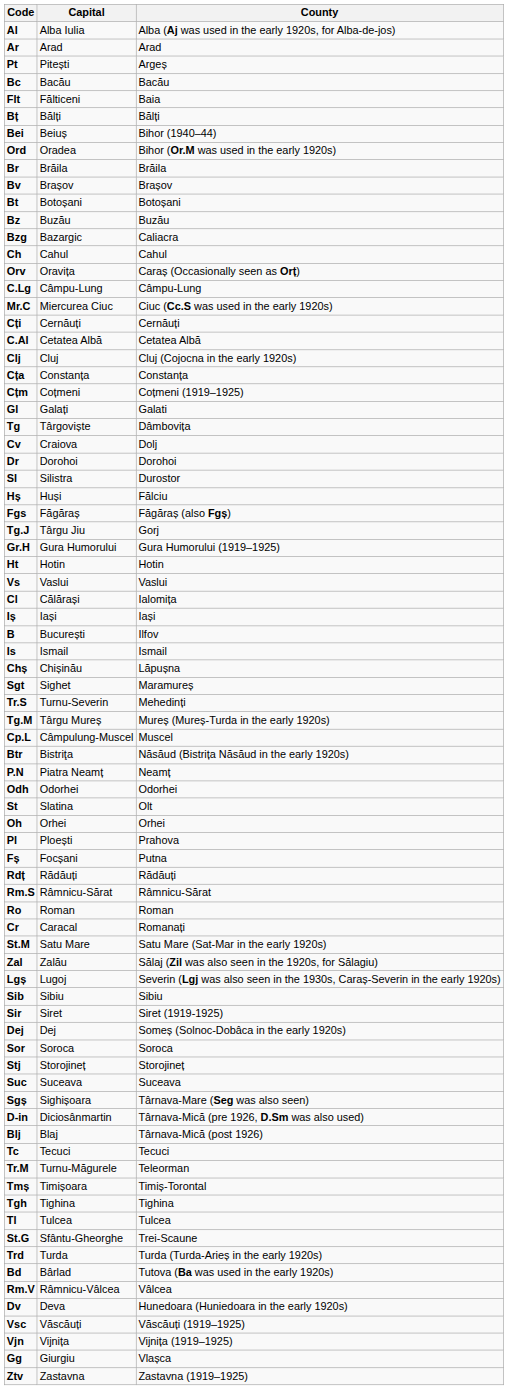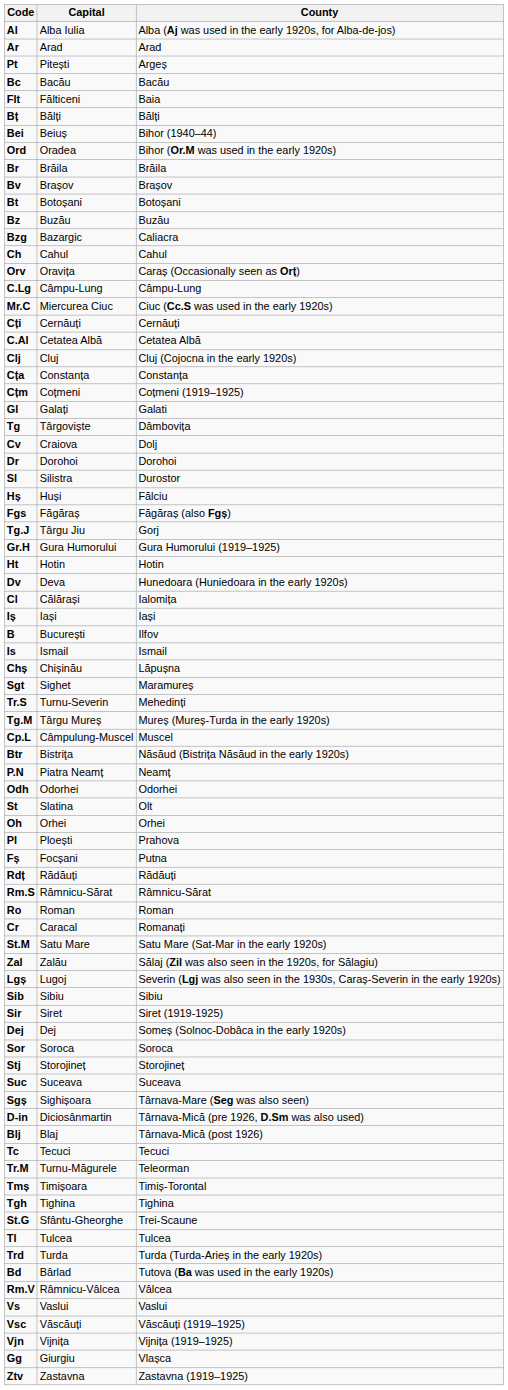rows swapped: (14, 1307) <-> (14, 582)
rows swapped: (18, 1238) <-> (12, 1220)
